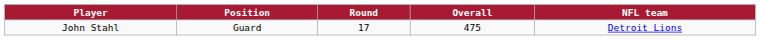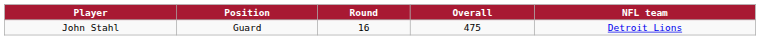(364, 28) 17 -> (364, 28) 16
